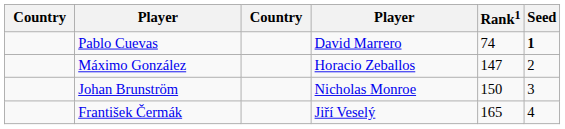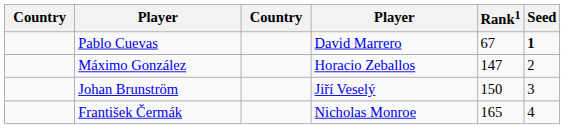(488, 43) 74 -> (488, 43) 67
(365, 89) Nicholas Monroe -> (345, 89) Jiří Veselý
(345, 112) Jiří Veselý -> (365, 112) Nicholas Monroe
